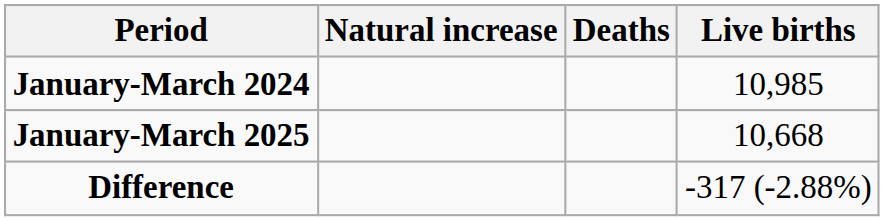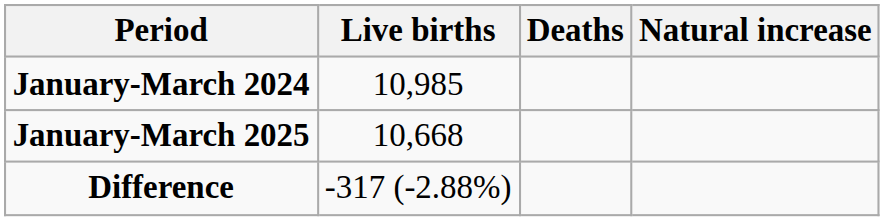columns swapped: (778, 30) <-> (441, 30)
